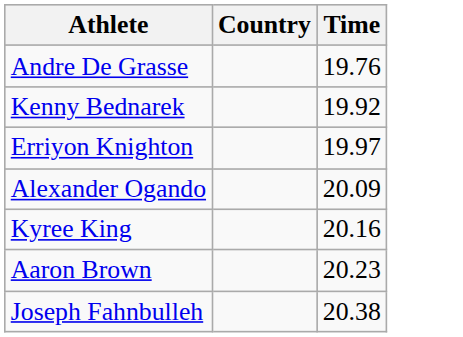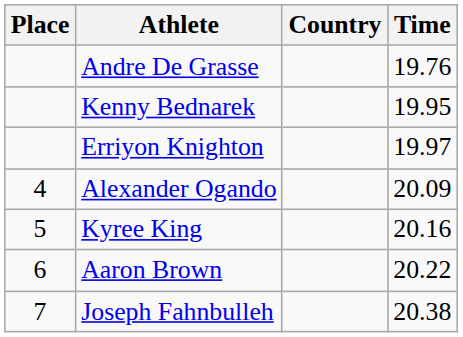+ column: (40, 24)
(352, 106) 19.92 -> (422, 106) 19.95
(352, 270) 20.23 -> (422, 270) 20.22
